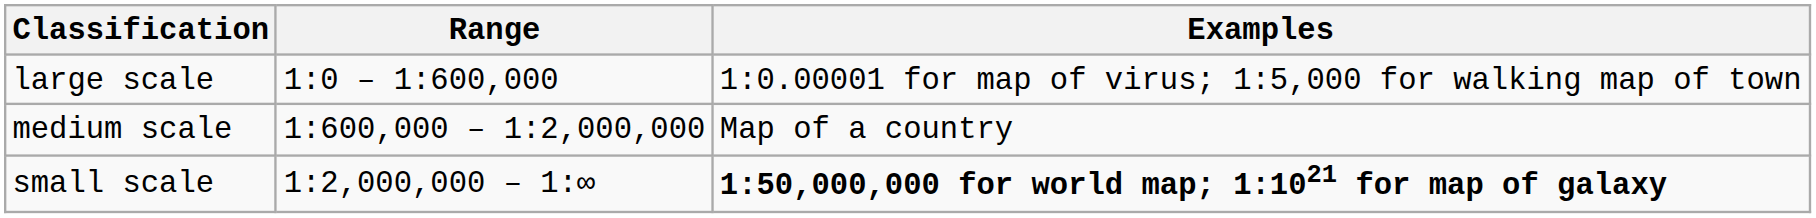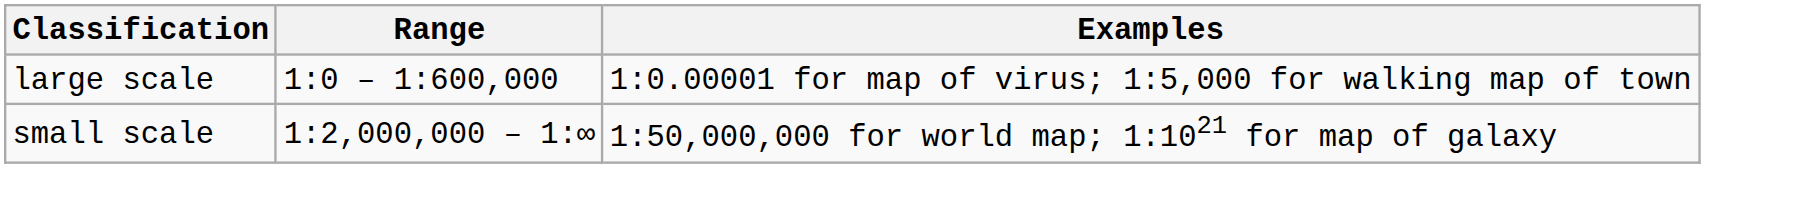- row: (122, 130)
(1193, 183) bold -> (1083, 134) normal
